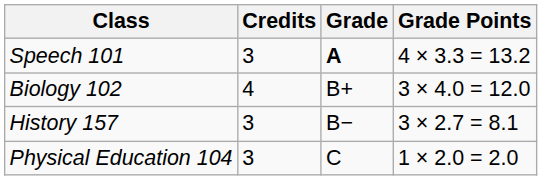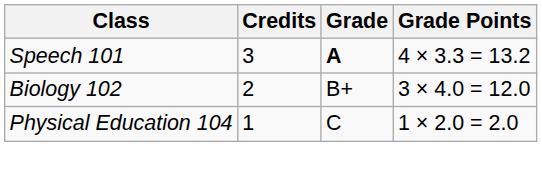(248, 89) 4 -> (248, 89) 2
- row: (64, 123)
(248, 157) 3 -> (248, 123) 1
